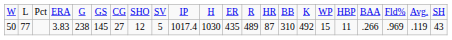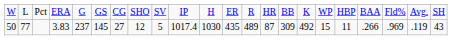(82, 27) 238 -> (82, 27) 237
(288, 27) 310 -> (288, 27) 309
